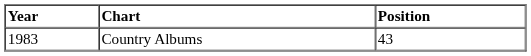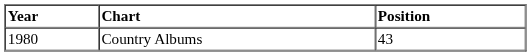(23, 39) 1983 -> (23, 39) 1980
